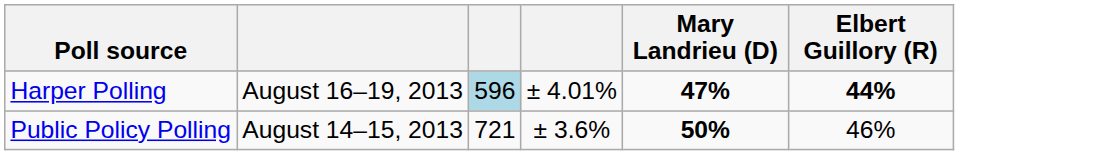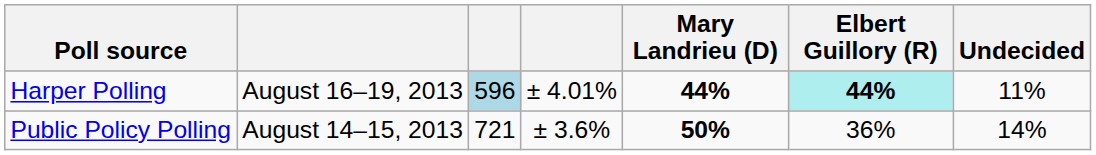+ column: (1022, 51)
(705, 90) 47% -> (705, 90) 44%
(871, 90) no background -> (871, 90) paleturquoise background
(871, 129) 46% -> (871, 129) 36%
